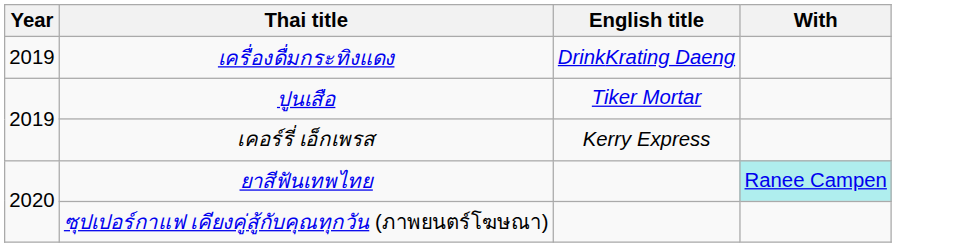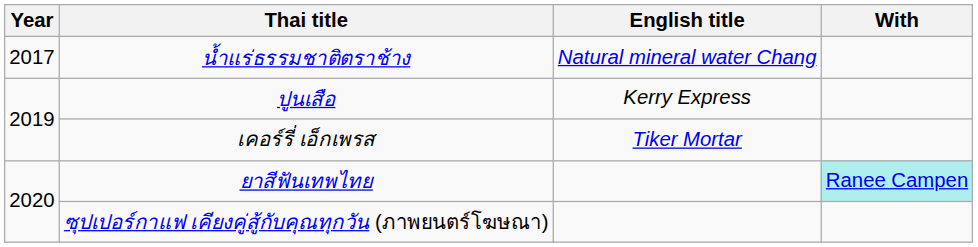+ row: (306, 57)
- row: (306, 57)
(647, 98) Tiker Mortar -> (687, 98) Kerry Express
(647, 139) Kerry Express -> (687, 139) Tiker Mortar
